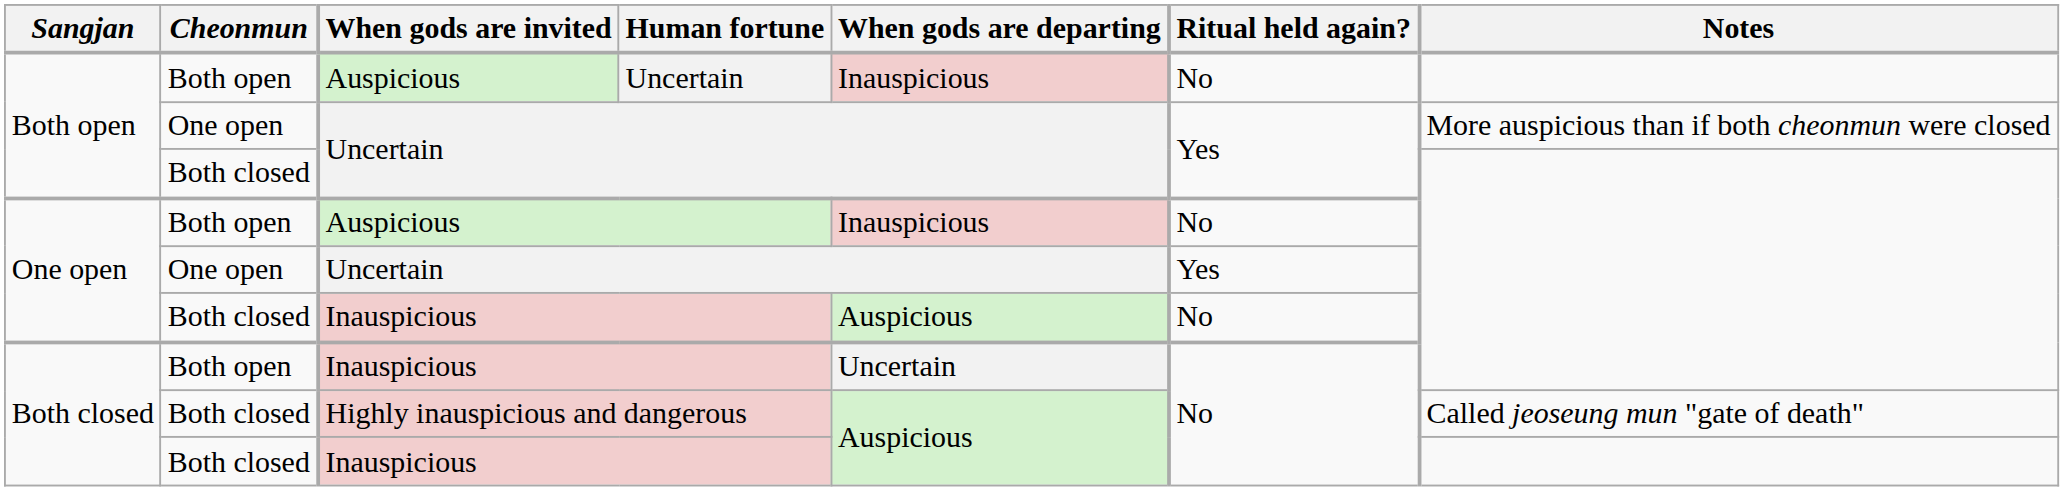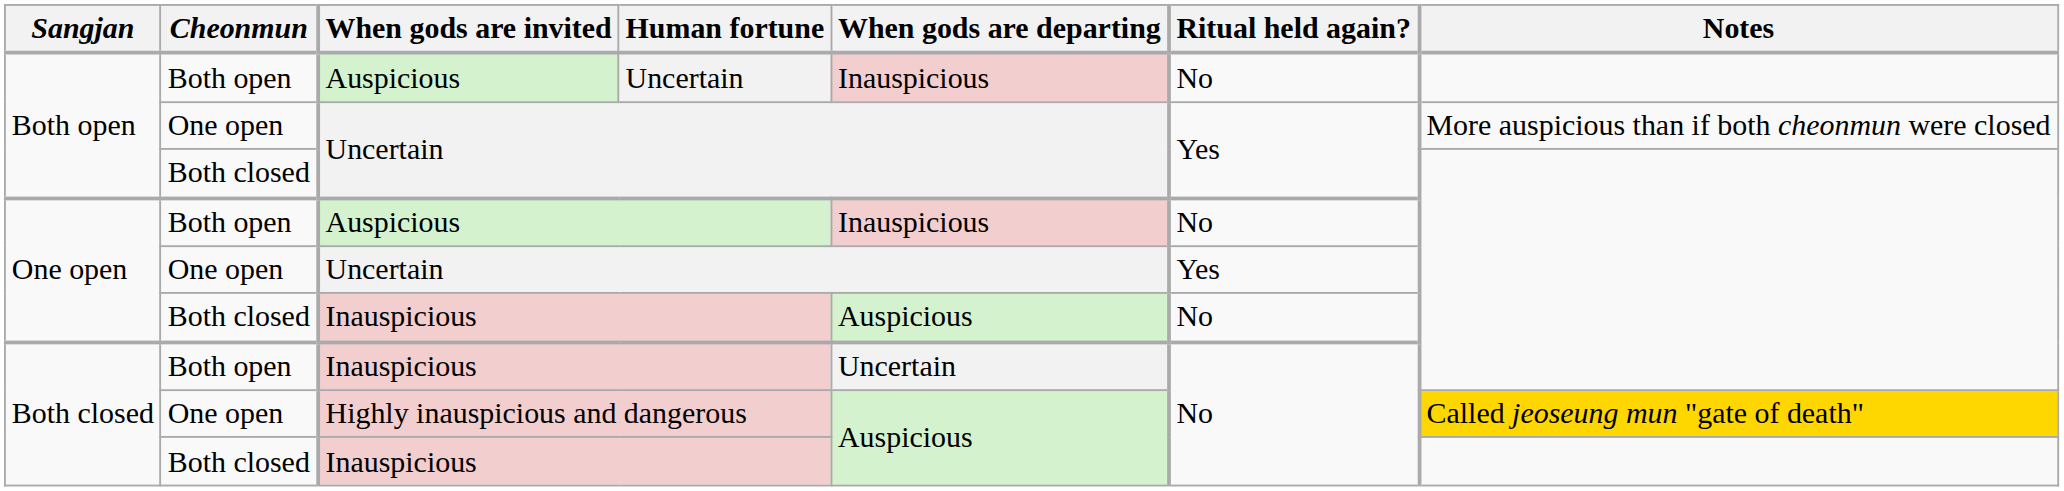(239, 413) Both closed -> (225, 413) One open
(1645, 413) no background -> (1645, 413) gold background
